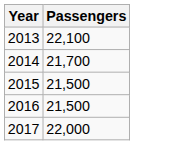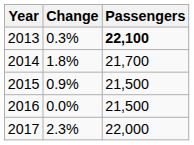+ column: (72, 16)
(68, 39) normal -> (127, 39) bold
